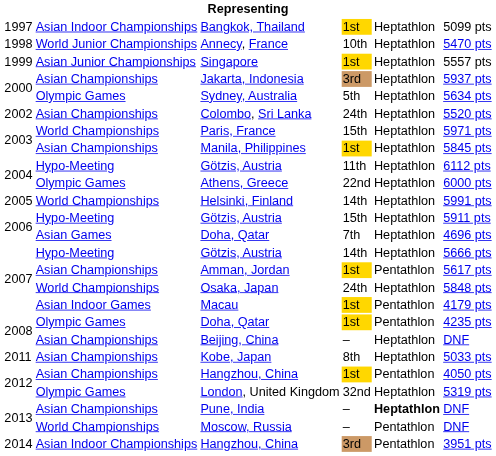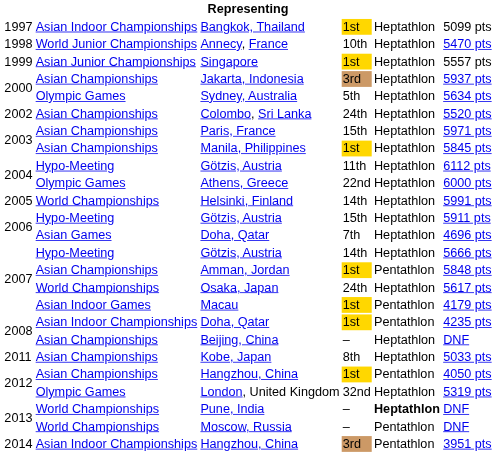(97, 131) World Championships -> (97, 131) Asian Championships
(467, 270) 5617 pts -> (467, 270) 5848 pts
(467, 287) 5848 pts -> (467, 287) 5617 pts
(81, 322) Olympic Games -> (116, 322) Asian Indoor Championships
(97, 409) Asian Championships -> (97, 409) World Championships
